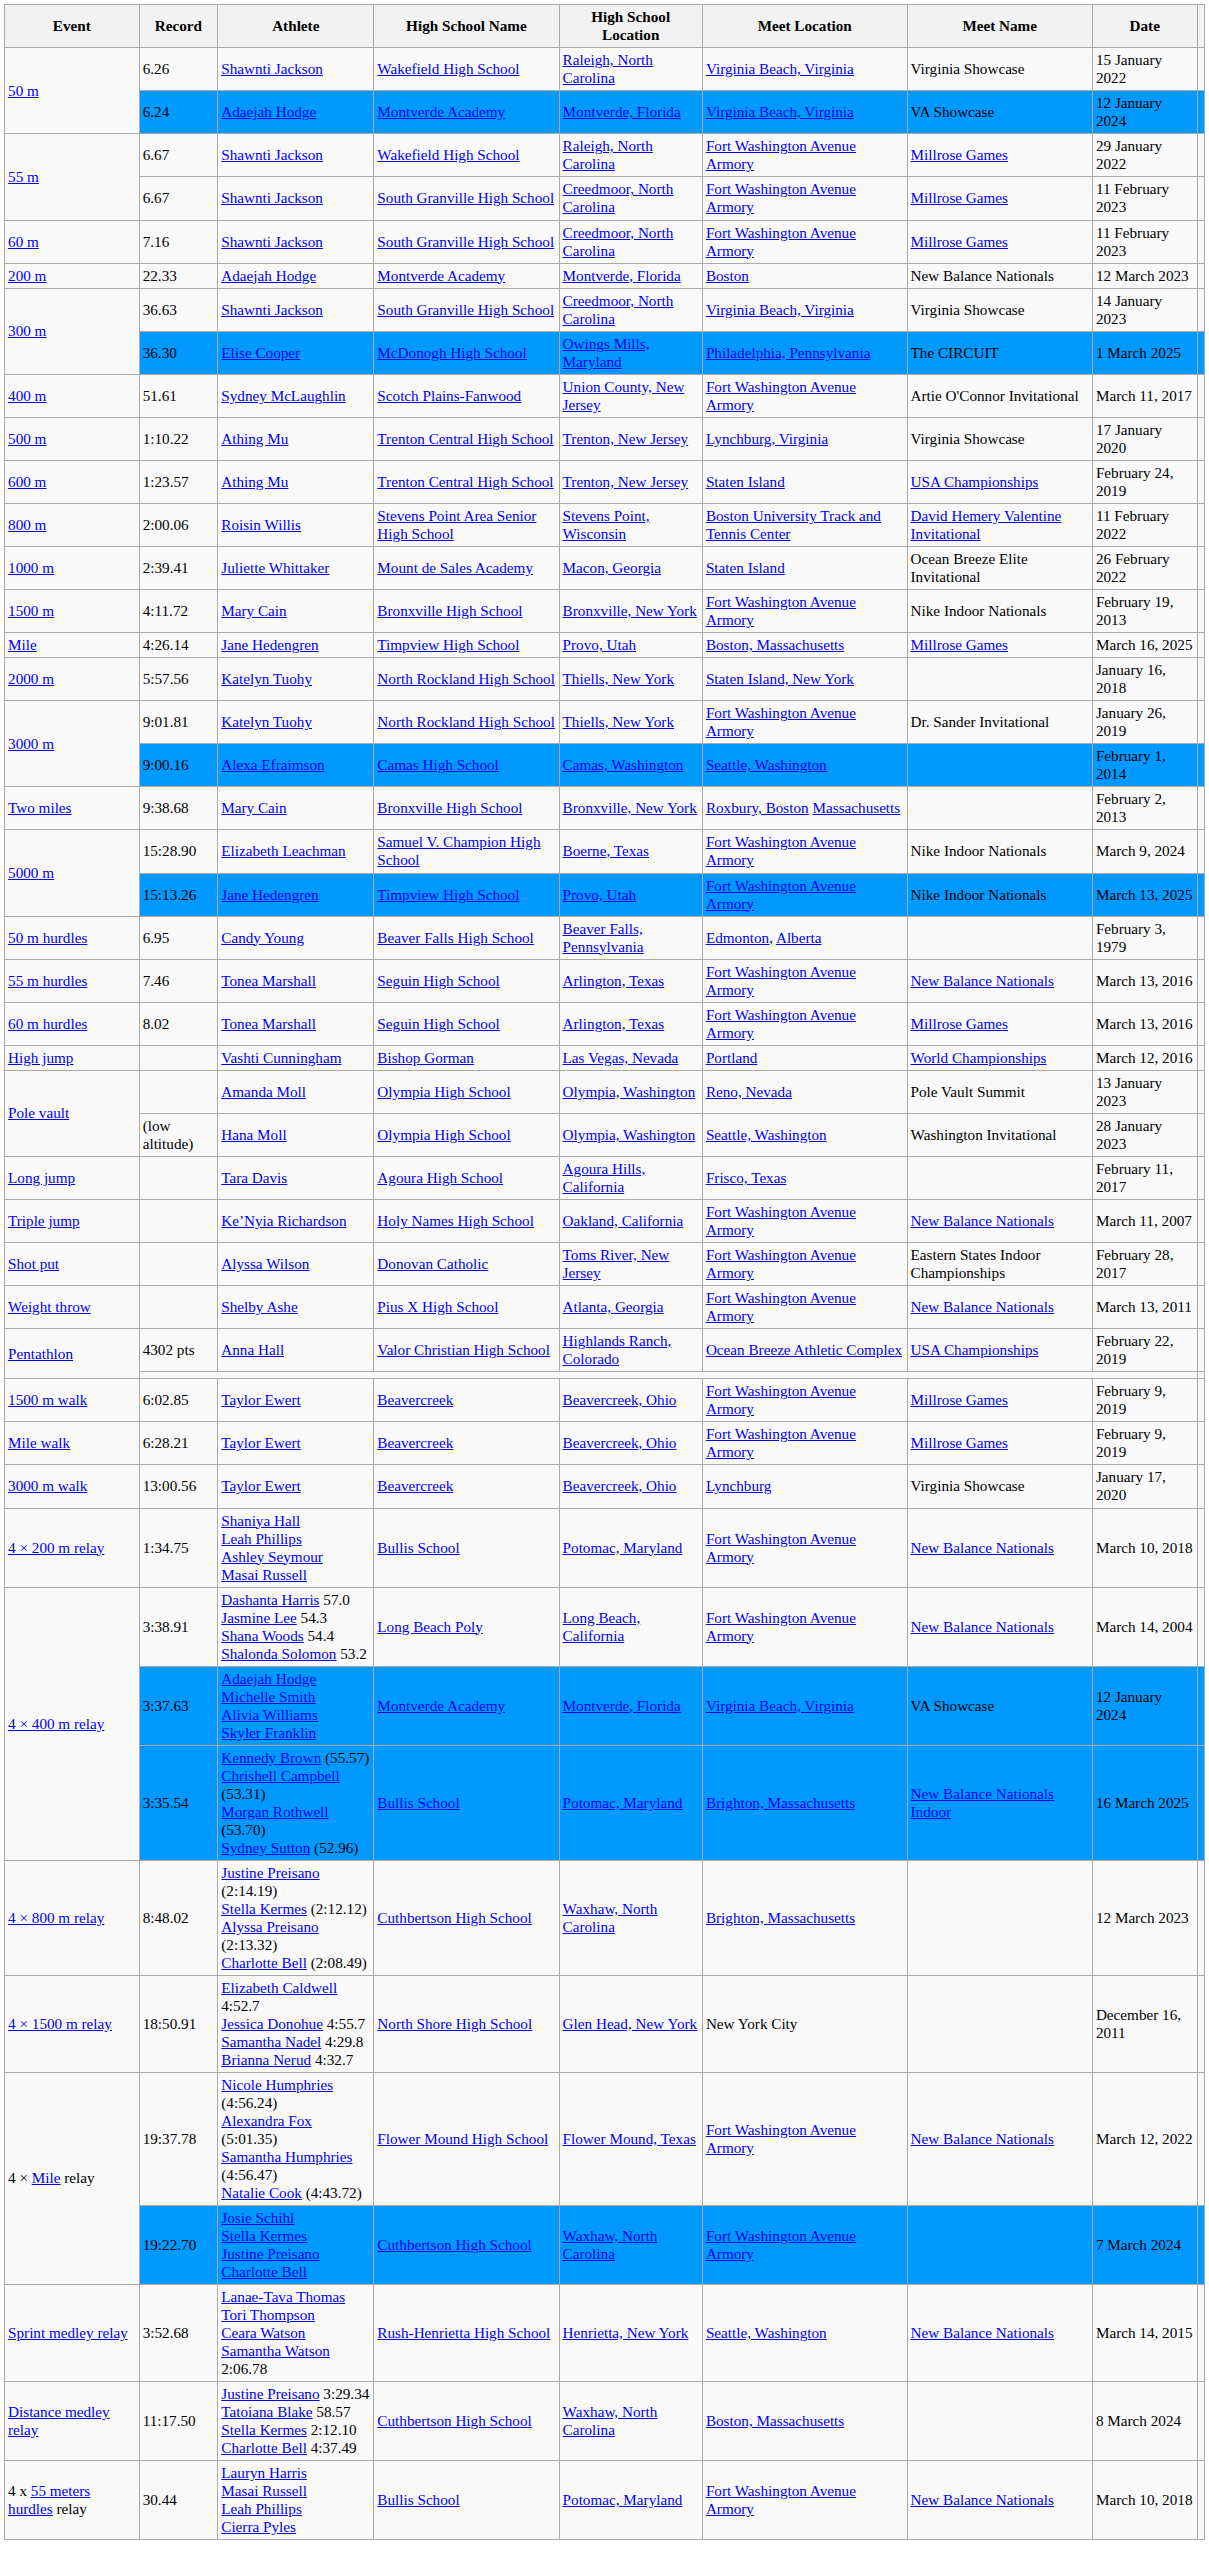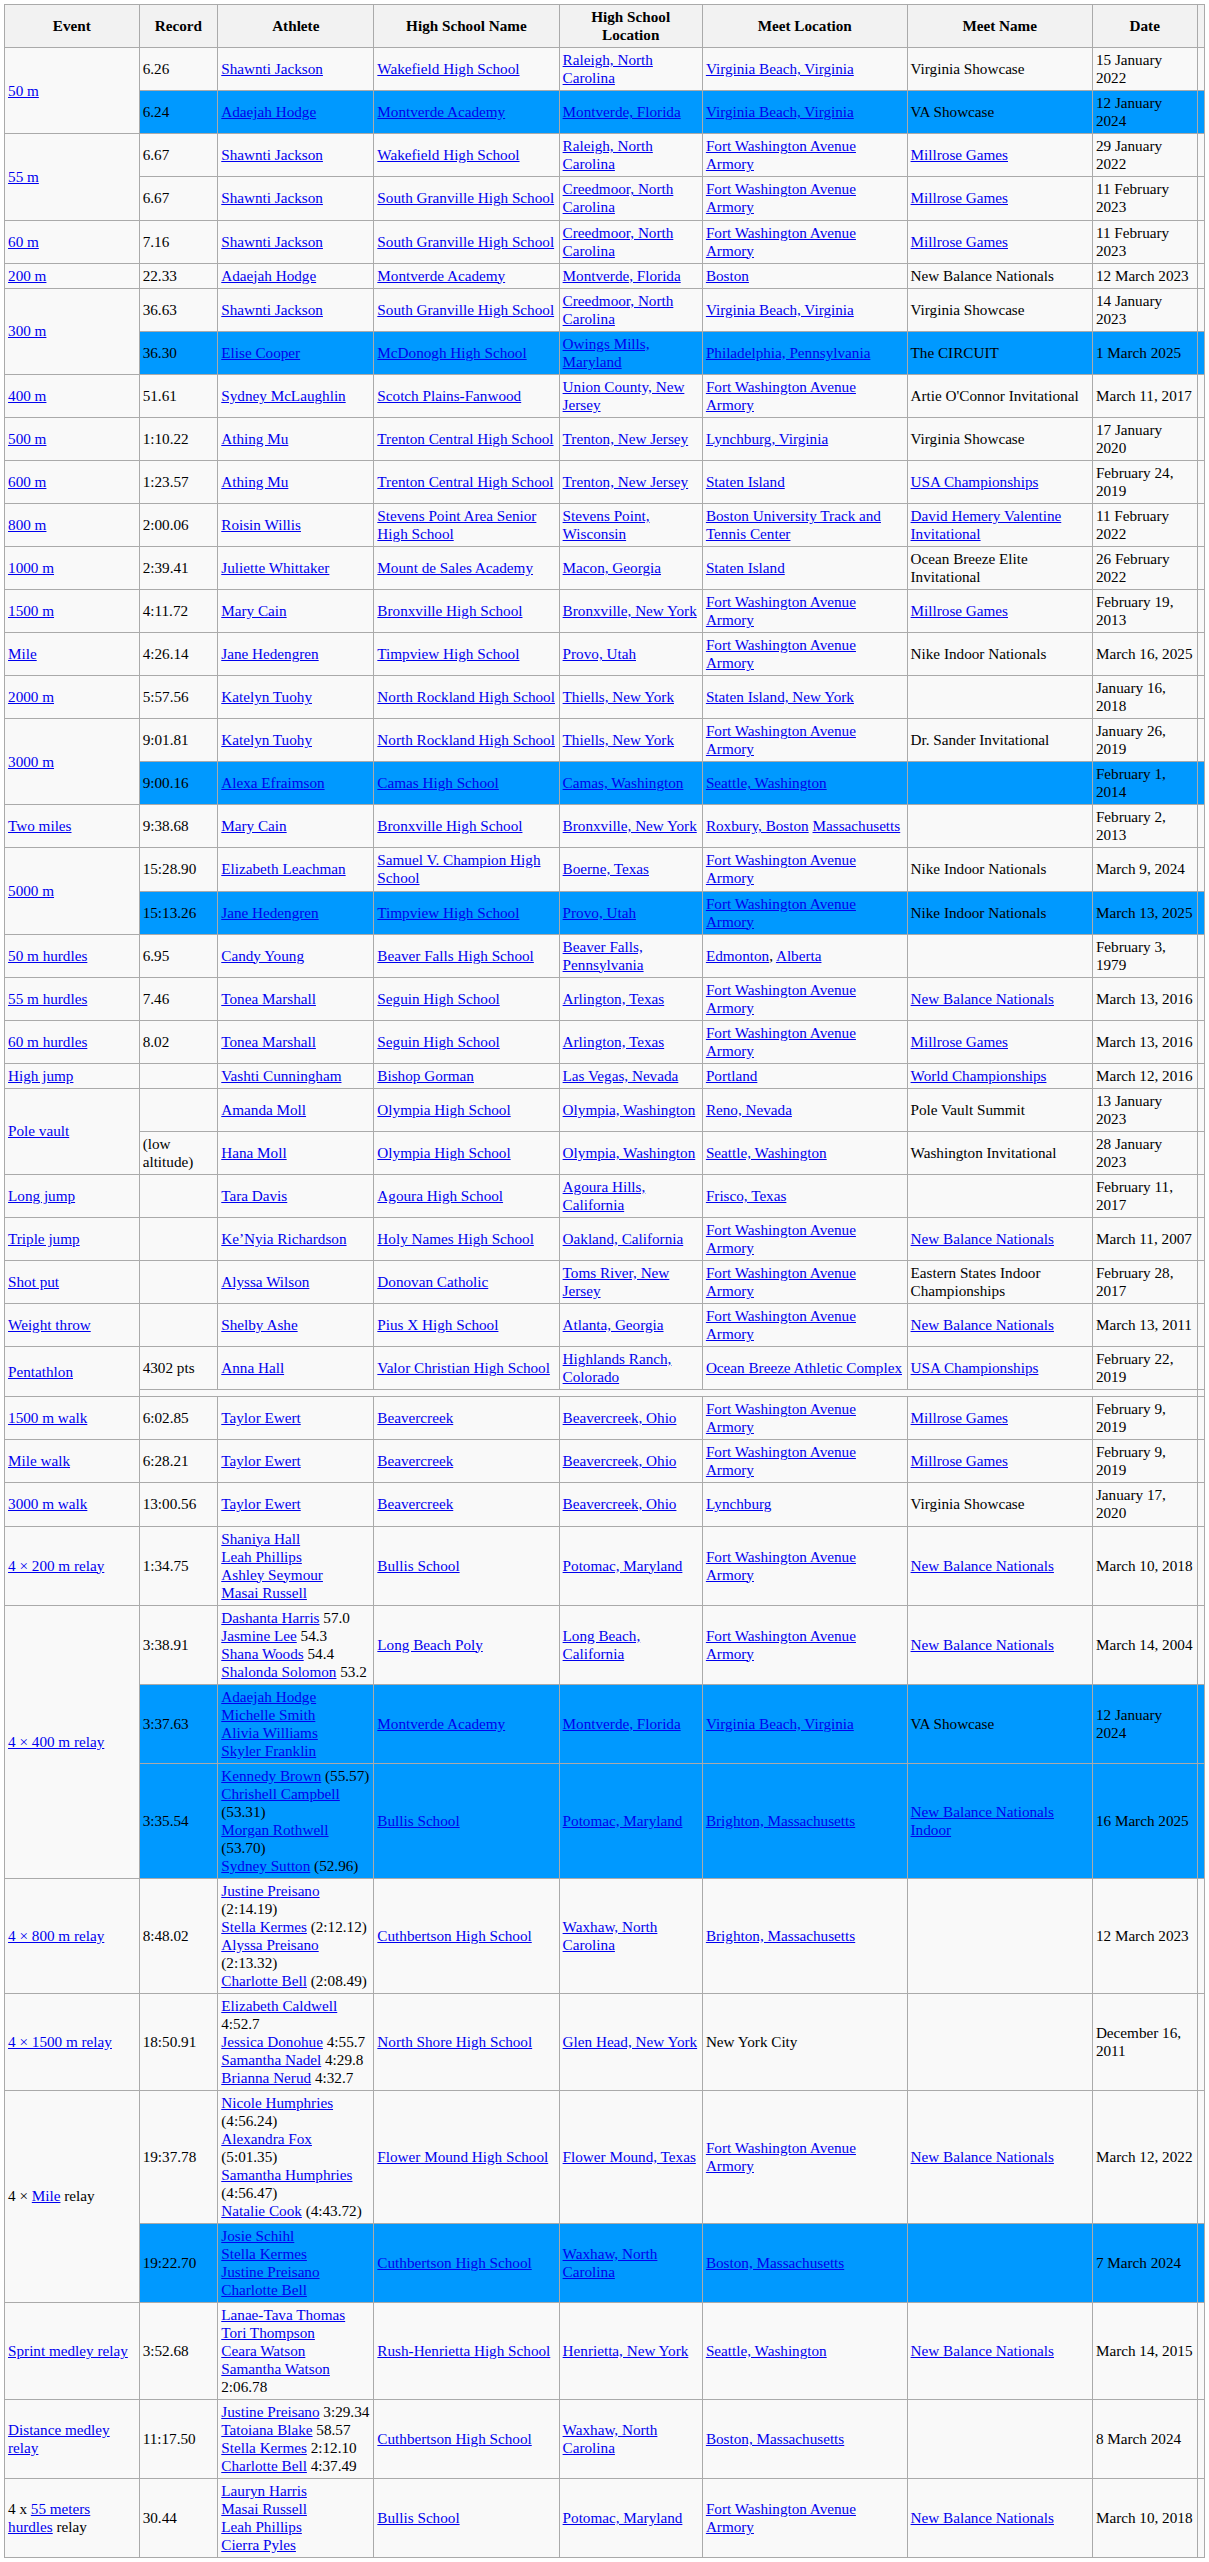(978, 611) Nike Indoor Nationals -> (959, 611) Millrose Games
(775, 645) Boston, Massachusetts -> (781, 654) Fort Washington Avenue Armory
(959, 645) Millrose Games -> (978, 654) Nike Indoor Nationals
(781, 2244) Fort Washington Avenue Armory -> (775, 2262) Boston, Massachusetts
